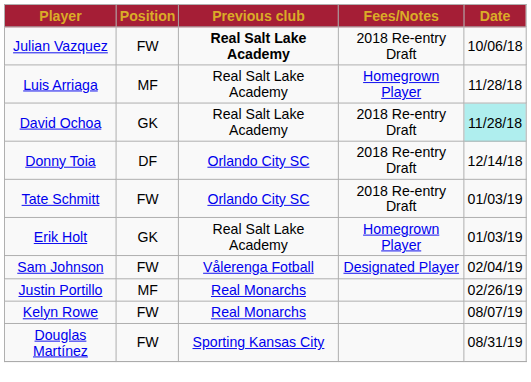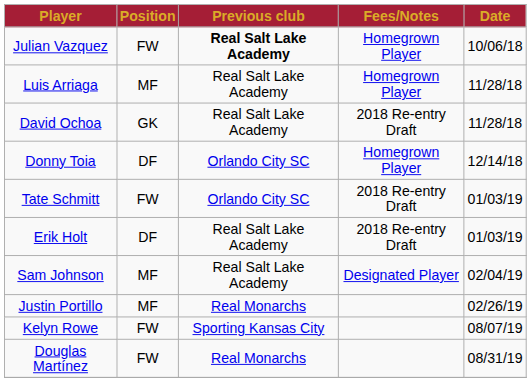(401, 46) 2018 Re-entry Draft -> (401, 46) Homegrown Player
(495, 123) paleturquoise background -> (495, 123) no background
(401, 161) 2018 Re-entry Draft -> (401, 161) Homegrown Player
(148, 237) GK -> (148, 237) DF
(401, 237) Homegrown Player -> (401, 237) 2018 Re-entry Draft
(148, 267) FW -> (148, 275) MF
(258, 267) Vålerenga Fotball -> (258, 275) Real Salt Lake Academy
(258, 312) Real Monarchs -> (258, 328) Sporting Kansas City
(258, 342) Sporting Kansas City -> (258, 358) Real Monarchs
